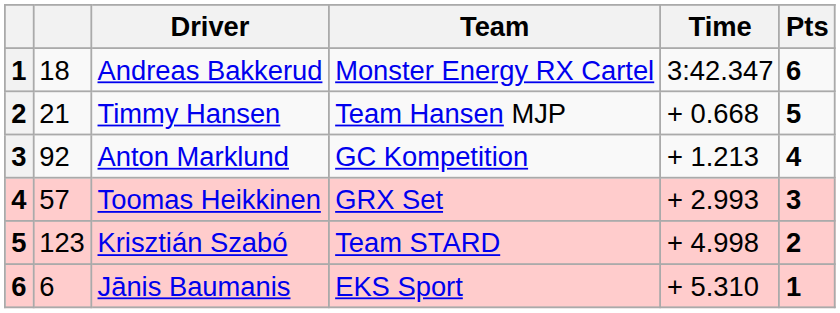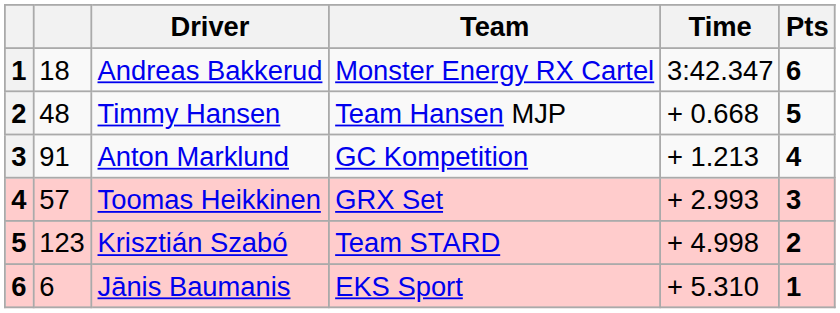(54, 113) 21 -> (54, 113) 48
(54, 157) 92 -> (54, 157) 91
